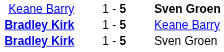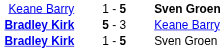(114, 25) 1 - 5 -> (114, 25) 5 - 3
